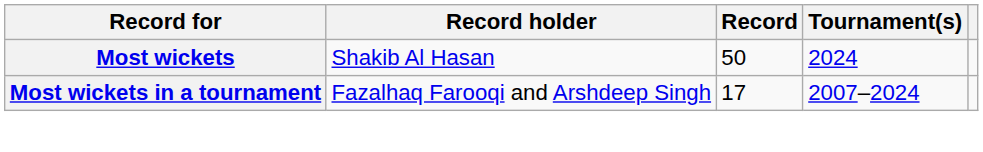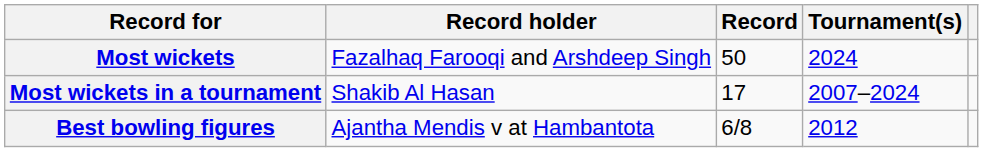(413, 57) Shakib Al Hasan -> (521, 57) Fazalhaq Farooqi and Arshdeep Singh
(521, 92) Fazalhaq Farooqi and Arshdeep Singh -> (413, 92) Shakib Al Hasan
+ row: (166, 127)
